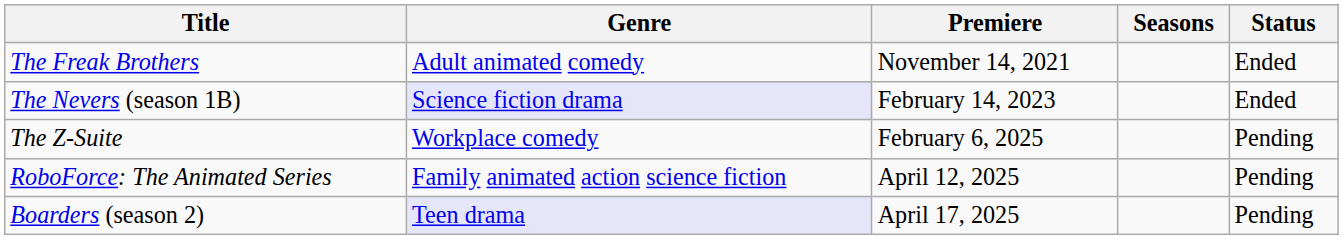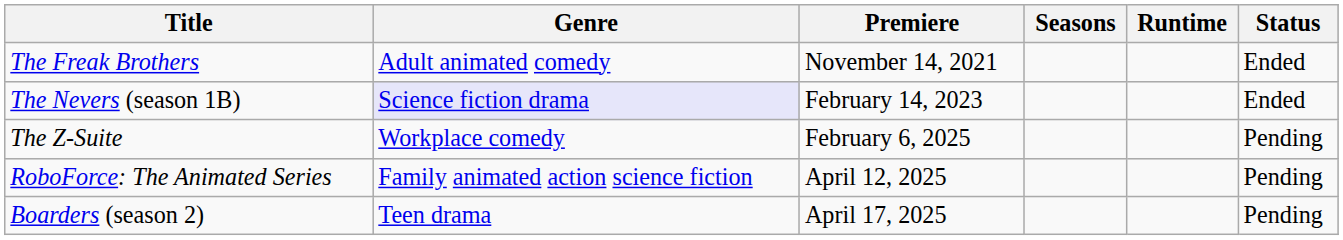+ column: (1182, 23)
(469, 215) lavender background -> (435, 215) no background
